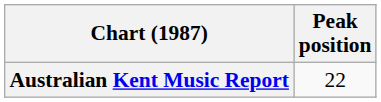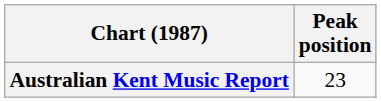(335, 79) 22 -> (335, 79) 23
